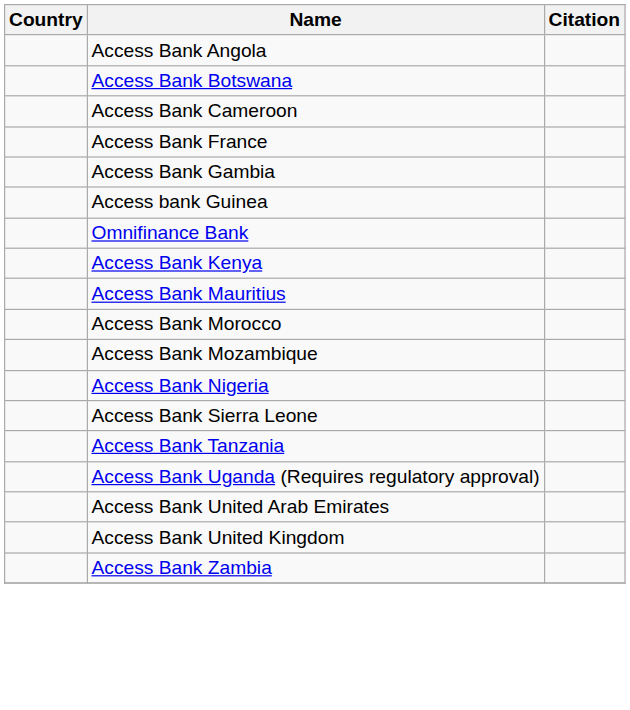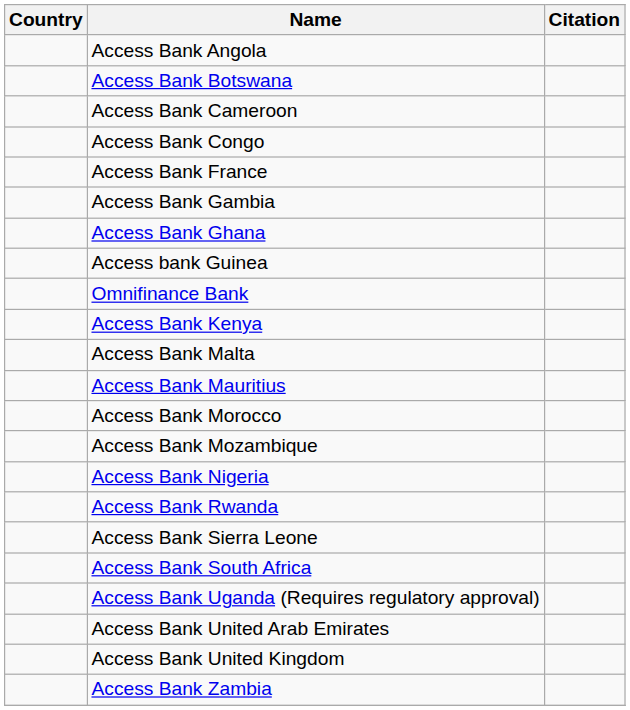+ row: (178, 141)
+ row: (178, 232)
+ row: (173, 354)
+ row: (185, 506)
+ row: (201, 567)
- row: (188, 446)
